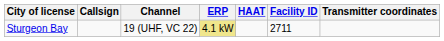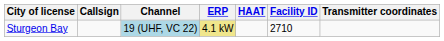(160, 28) no background -> (160, 28) lightblue background
(281, 28) 2711 -> (281, 28) 2710
